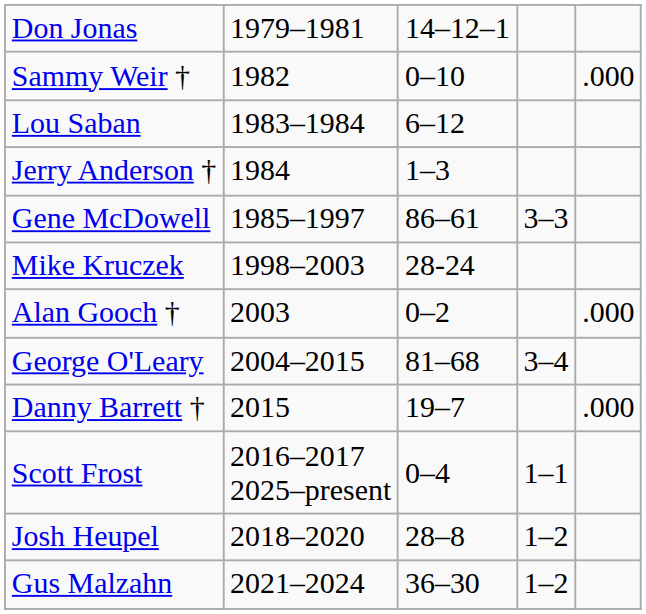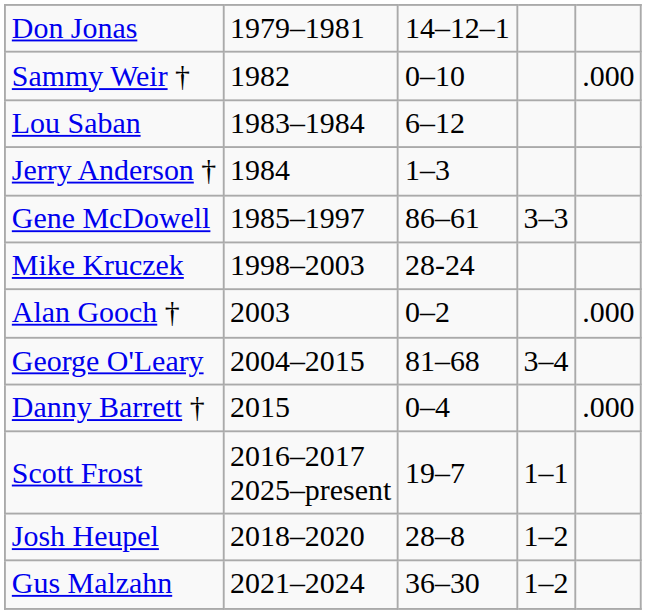(435, 407) 19–7 -> (427, 407) 0–4
(427, 472) 0–4 -> (435, 472) 19–7
